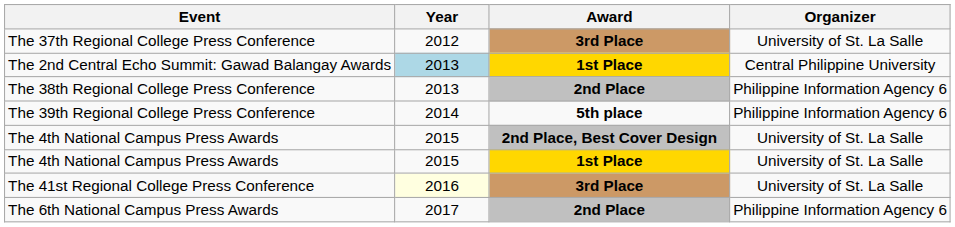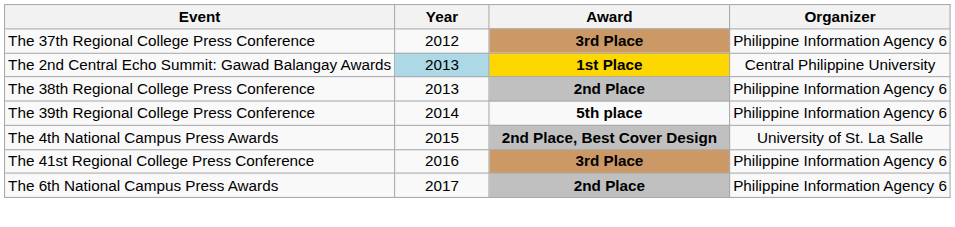(840, 41) University of St. La Salle -> (840, 41) Philippine Information Agency 6
- row: (143, 162)
(442, 186) lightyellow background -> (442, 162) no background
(840, 186) University of St. La Salle -> (840, 162) Philippine Information Agency 6
